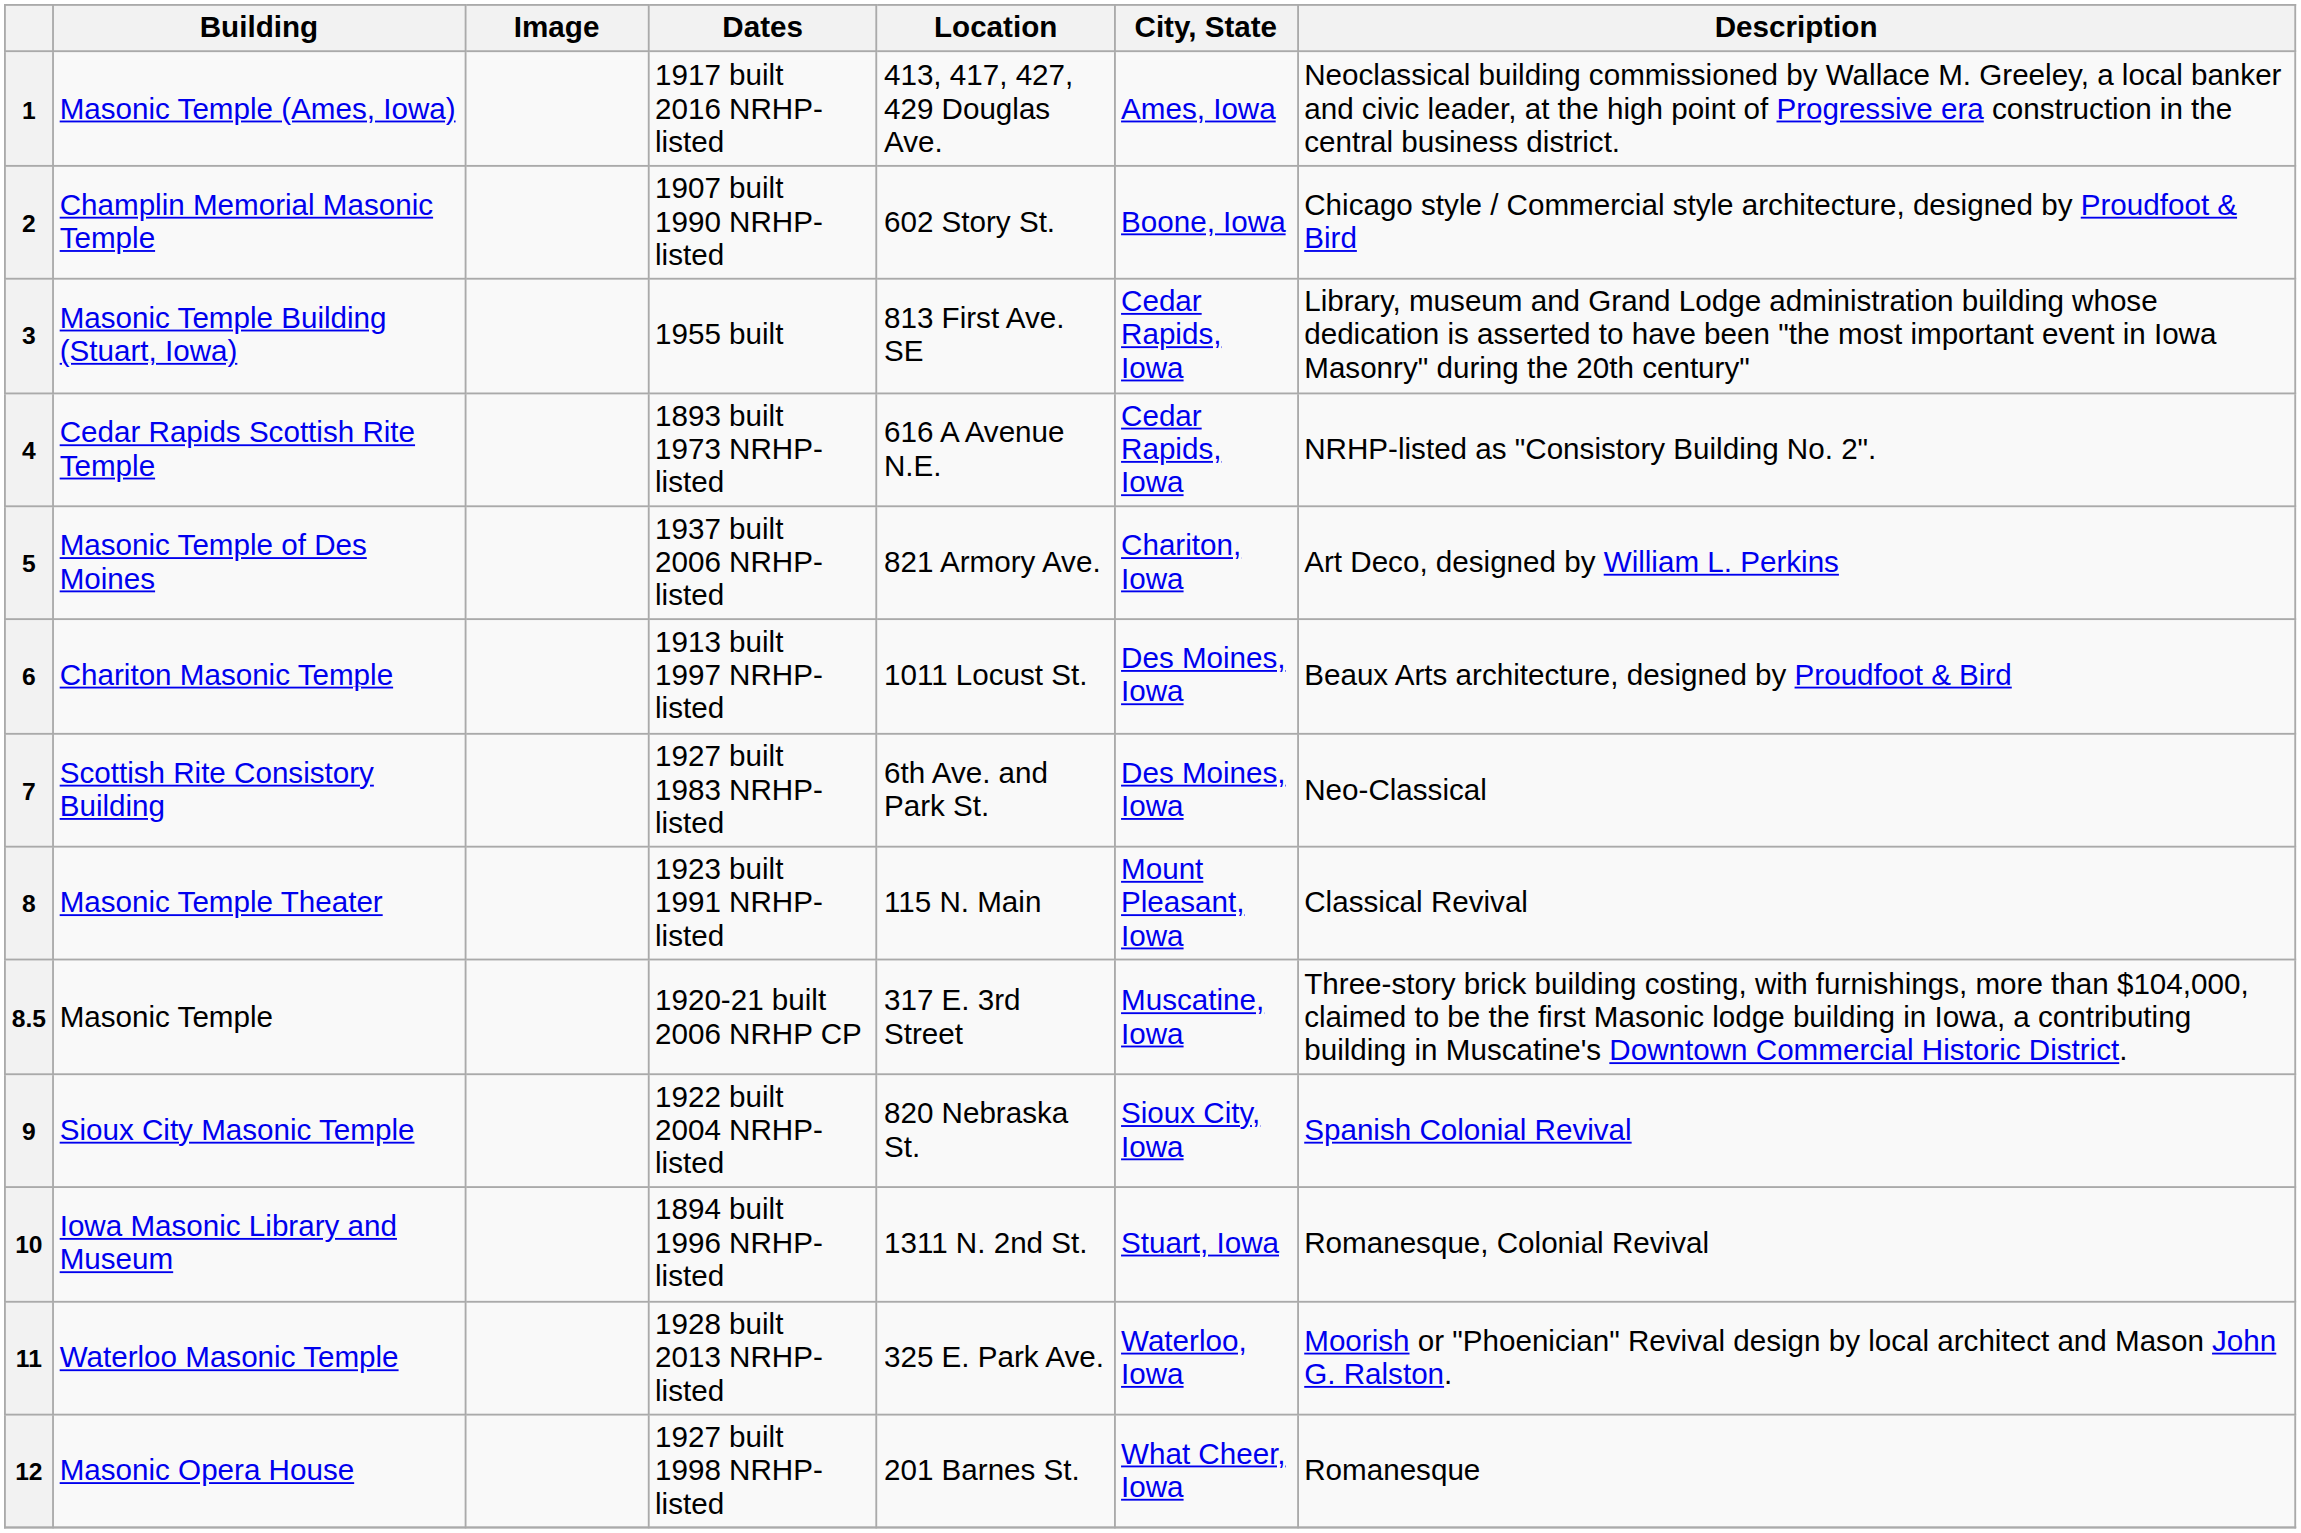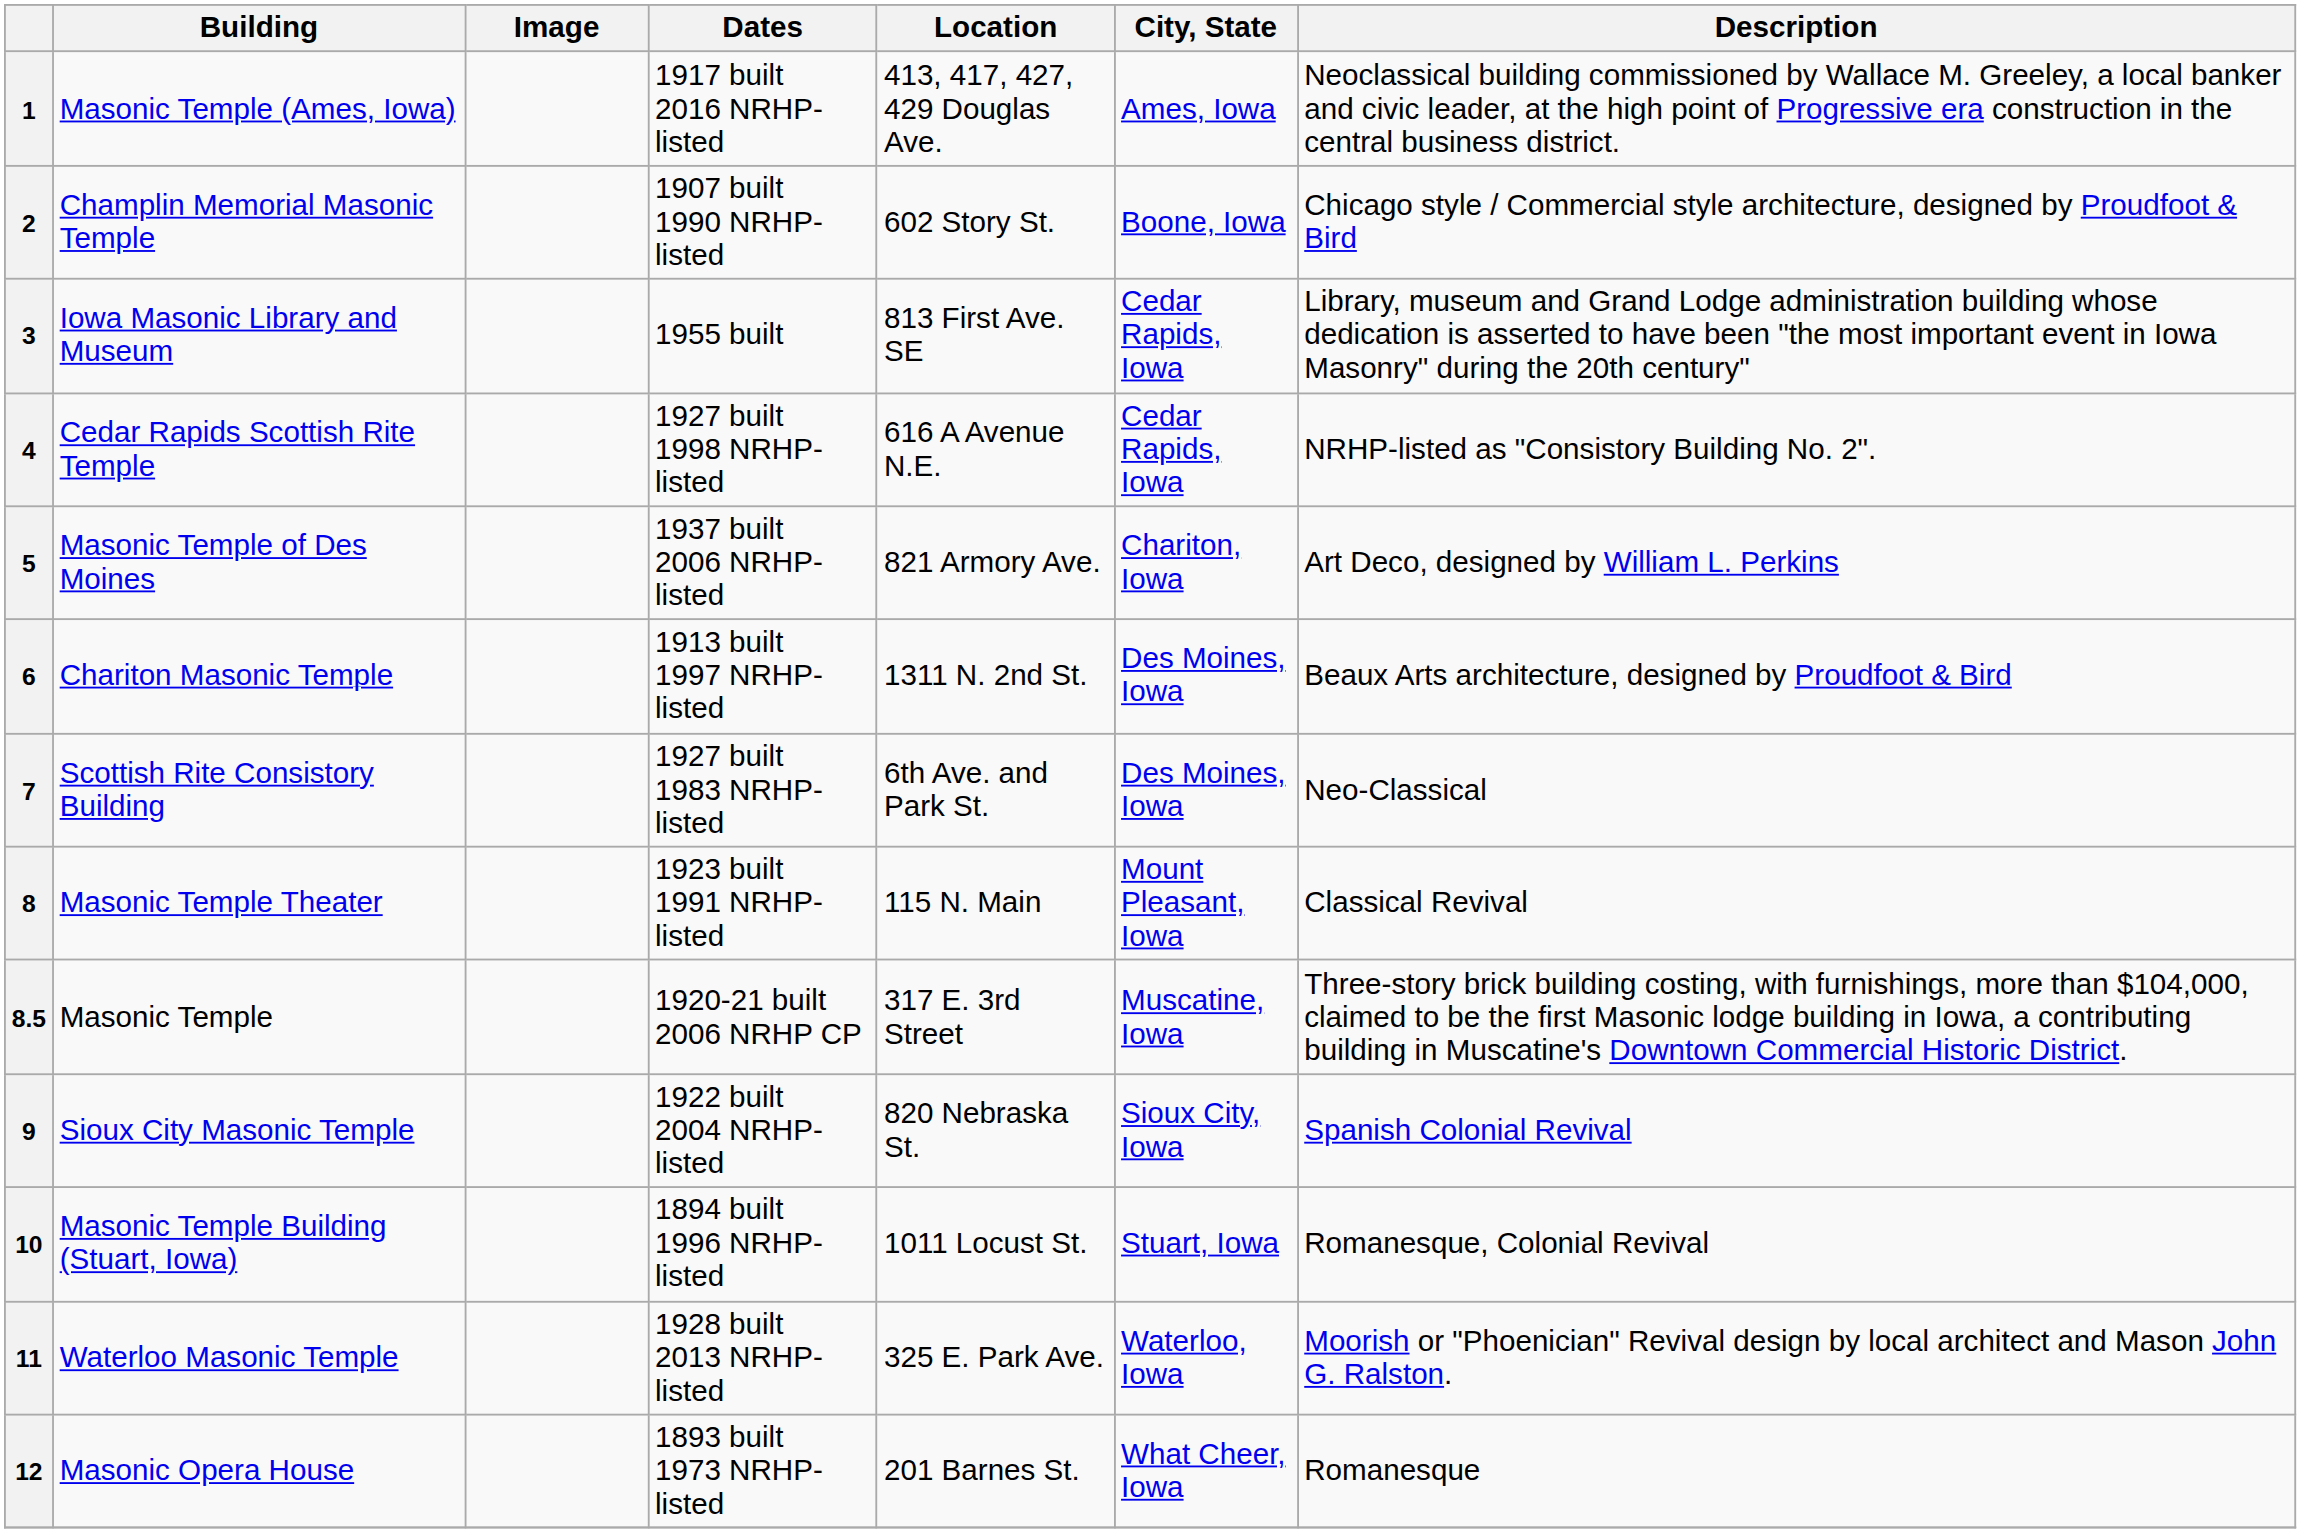(223, 335) Masonic Temple Building (Stuart, Iowa) -> (228, 335) Iowa Masonic Library and Museum
(739, 448) 1893 built 1973 NRHP-listed -> (739, 448) 1927 built 1998 NRHP-listed
(986, 675) 1011 Locust St. -> (986, 675) 1311 N. 2nd St.
(228, 1243) Iowa Masonic Library and Museum -> (223, 1243) Masonic Temple Building (Stuart, Iowa)
(986, 1243) 1311 N. 2nd St. -> (986, 1243) 1011 Locust St.
(739, 1470) 1927 built 1998 NRHP-listed -> (739, 1470) 1893 built 1973 NRHP-listed
